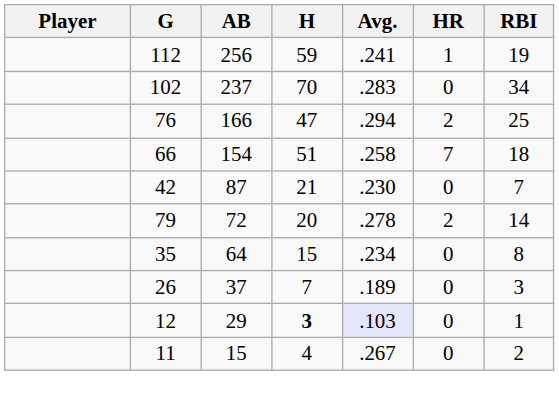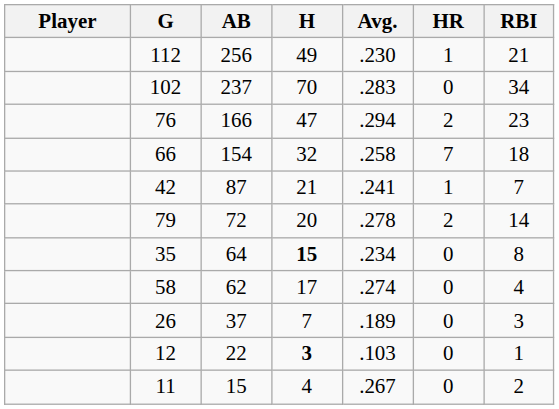(307, 54) 59 -> (307, 54) 49
(377, 54) .241 -> (377, 54) .230
(519, 54) 19 -> (519, 54) 21
(519, 120) 25 -> (519, 120) 23
(307, 154) 51 -> (307, 154) 32
(377, 187) .230 -> (377, 187) .241
(448, 187) 0 -> (448, 187) 1
(307, 253) normal -> (307, 253) bold
+ row: (166, 287)
(236, 320) 29 -> (236, 353) 22
(377, 320) lavender background -> (377, 353) no background
